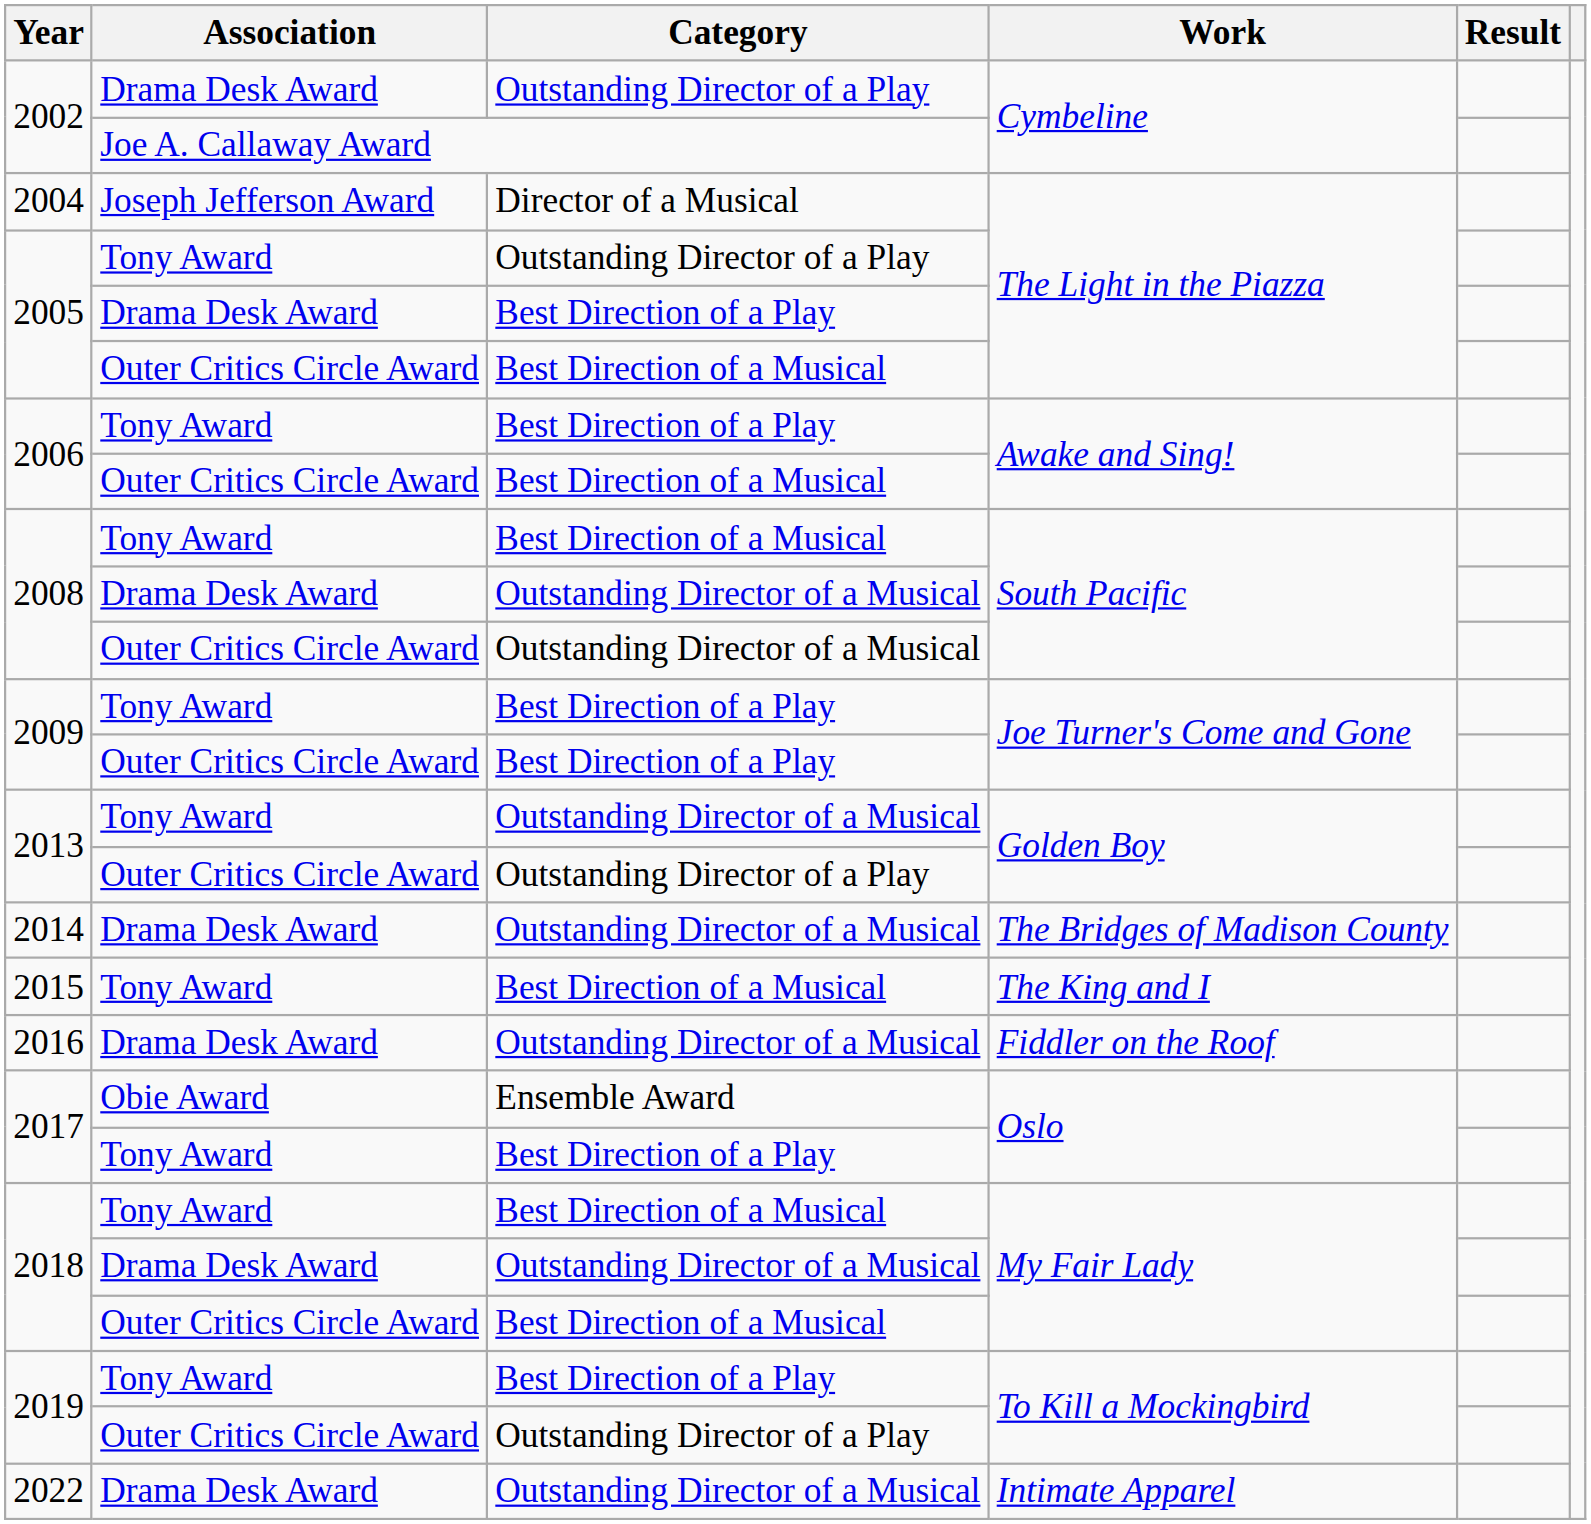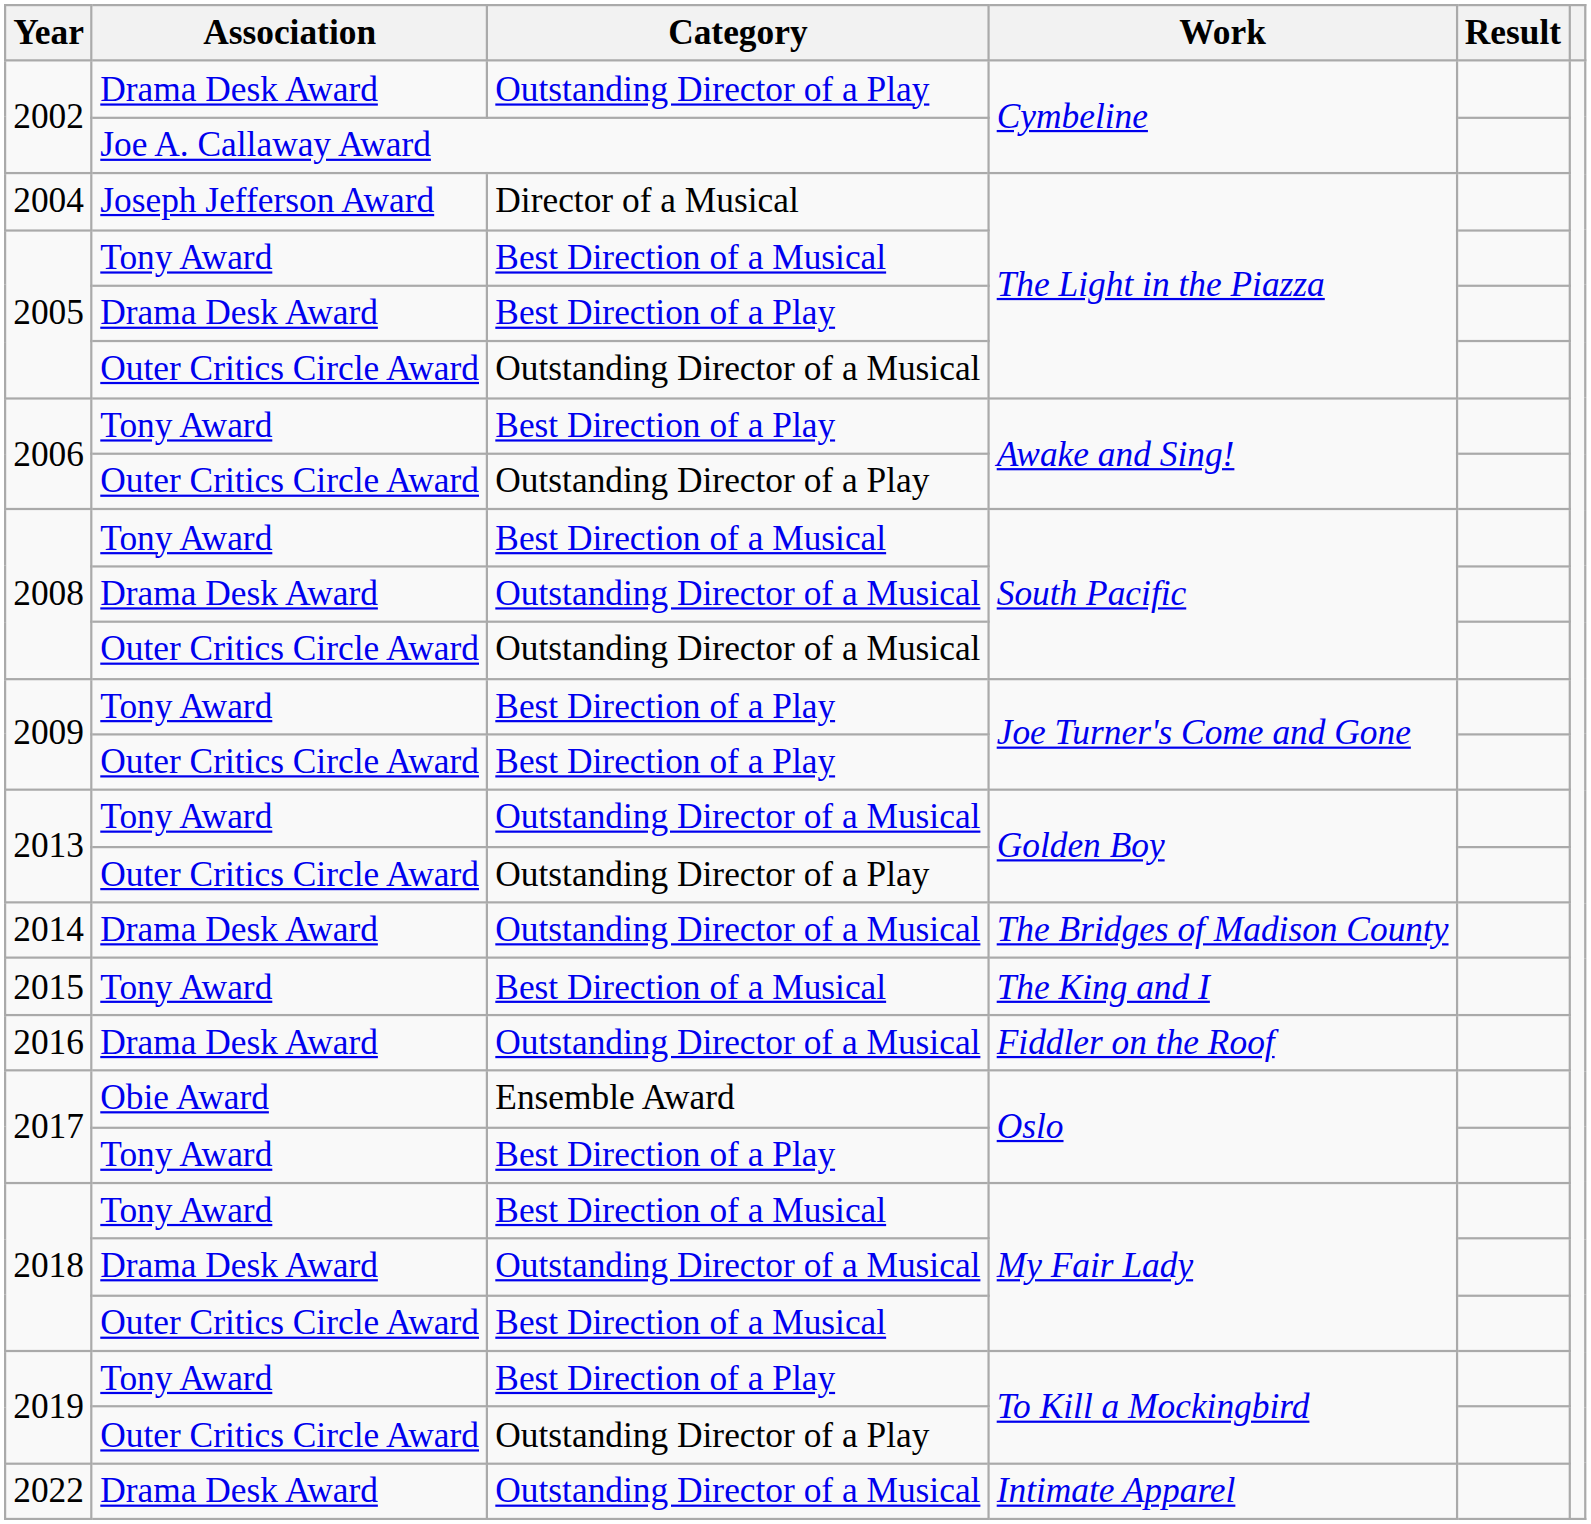(712, 256) Outstanding Director of a Play -> (691, 256) Best Direction of a Musical
(691, 369) Best Direction of a Musical -> (738, 369) Outstanding Director of a Musical
(691, 481) Best Direction of a Musical -> (712, 481) Outstanding Director of a Play
